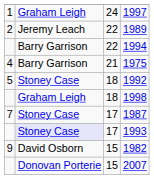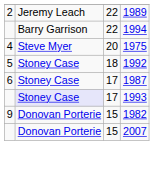- row: (135, 13)
(53, 64) Barry Garrison -> (45, 47) Steve Myer
(112, 64) 21 -> (112, 47) 20
- row: (135, 98)
(10, 115) 7 -> (10, 81) 6
(50, 149) David Osborn -> (59, 115) Donovan Porterie
